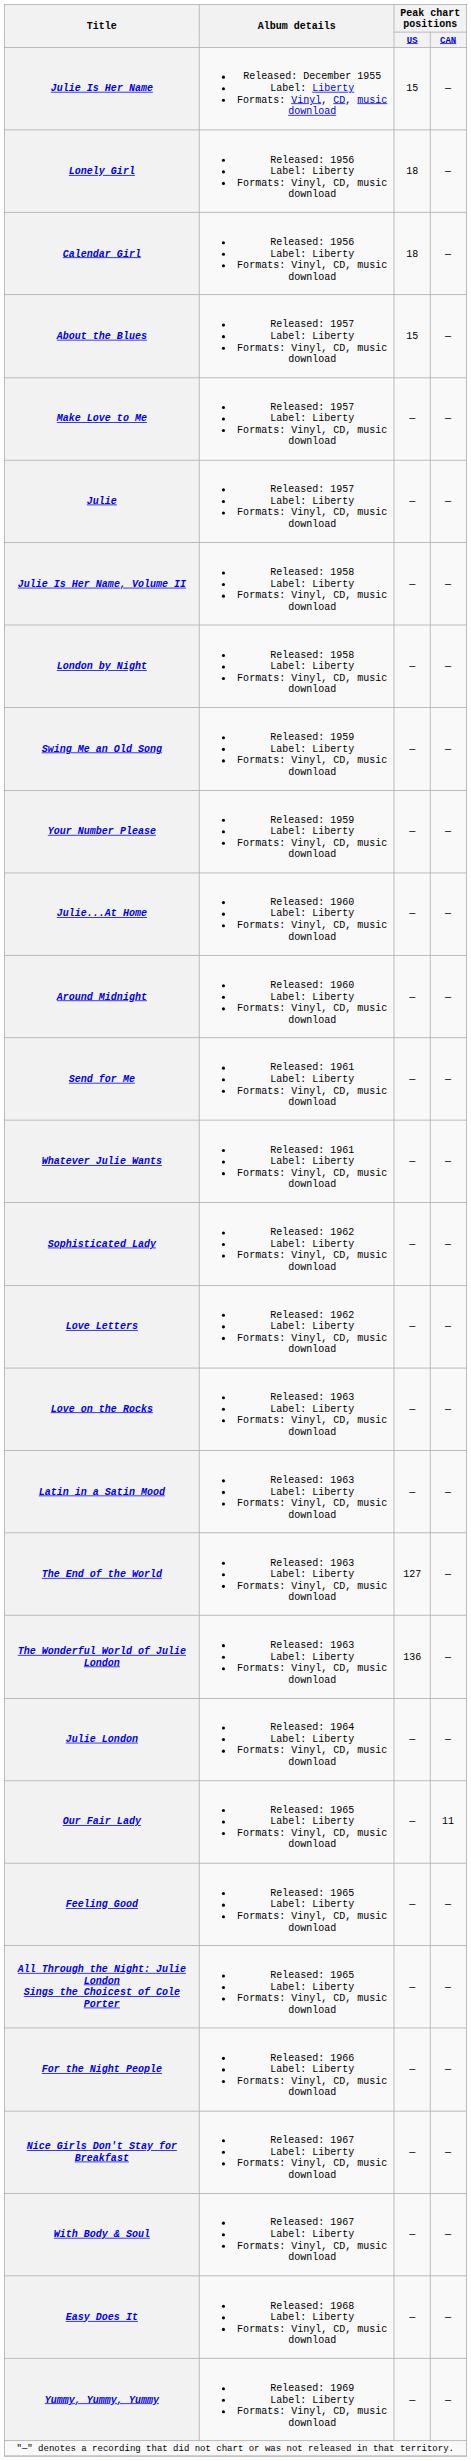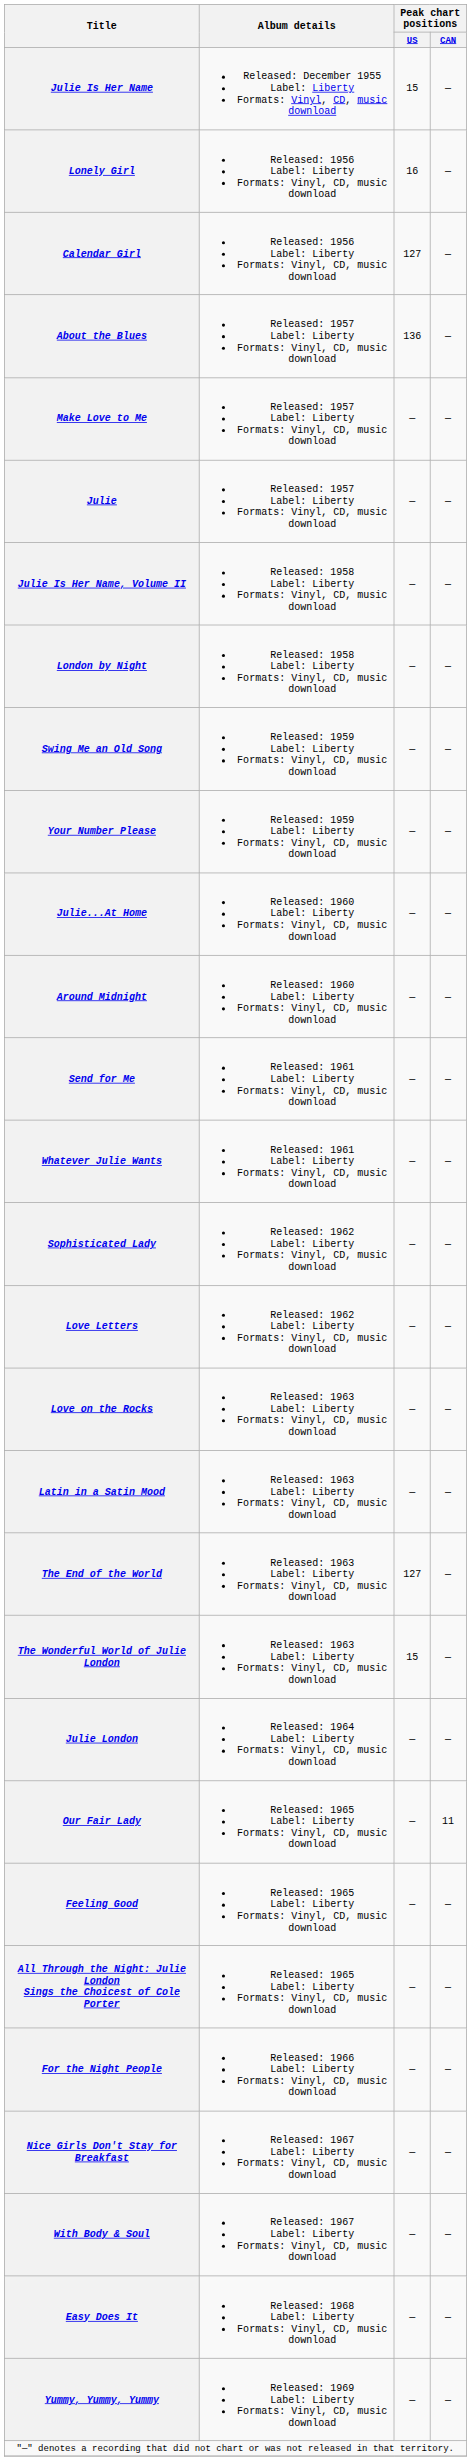(412, 171) 18 -> (412, 171) 16
(412, 254) 18 -> (412, 254) 127
(412, 336) 15 -> (412, 336) 136
(412, 1657) 136 -> (412, 1657) 15
